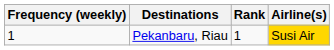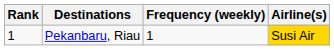columns swapped: (250, 15) <-> (67, 15)
